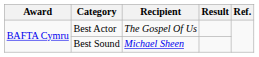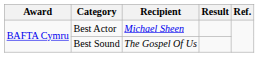(161, 28) The Gospel Of Us -> (154, 28) Michael Sheen
(154, 44) Michael Sheen -> (161, 44) The Gospel Of Us
